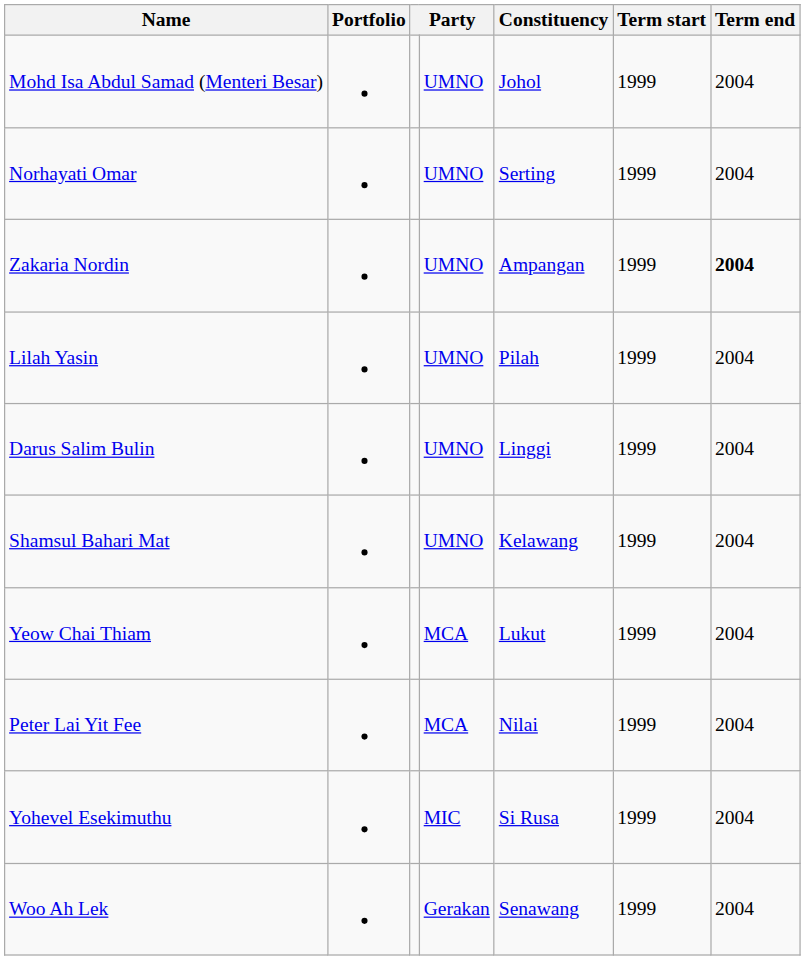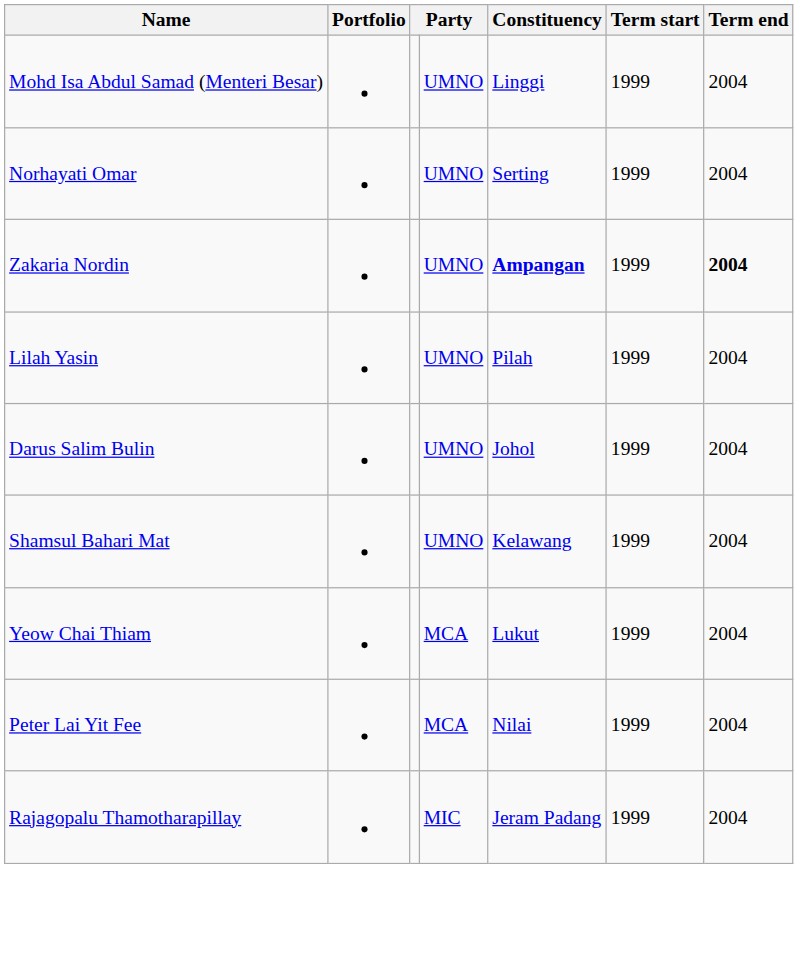(520, 81) Johol -> (518, 81) Linggi
(542, 265) normal -> (538, 265) bold
(525, 449) Linggi -> (513, 449) Johol
+ row: (125, 817)
- row: (90, 817)
- row: (59, 909)
